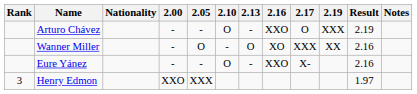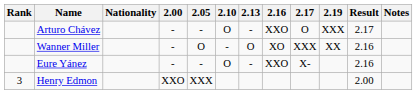(364, 30) 2.19 -> (364, 30) 2.17
(364, 81) 1.97 -> (364, 81) 2.00
